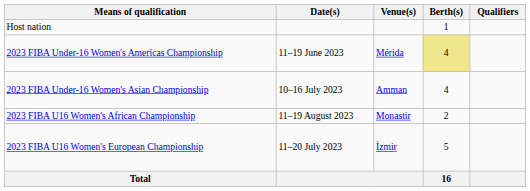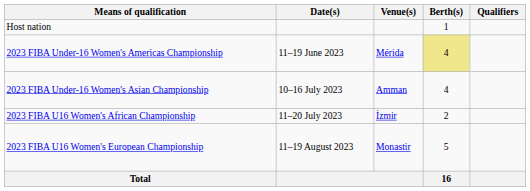(316, 116) 11–19 August 2023 -> (310, 116) 11–20 July 2023
(393, 116) Monastir -> (386, 116) İzmir
(310, 147) 11–20 July 2023 -> (316, 147) 11–19 August 2023
(386, 147) İzmir -> (393, 147) Monastir
